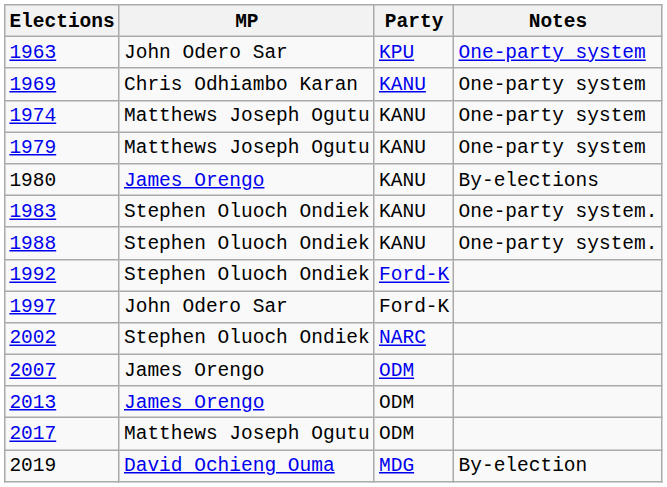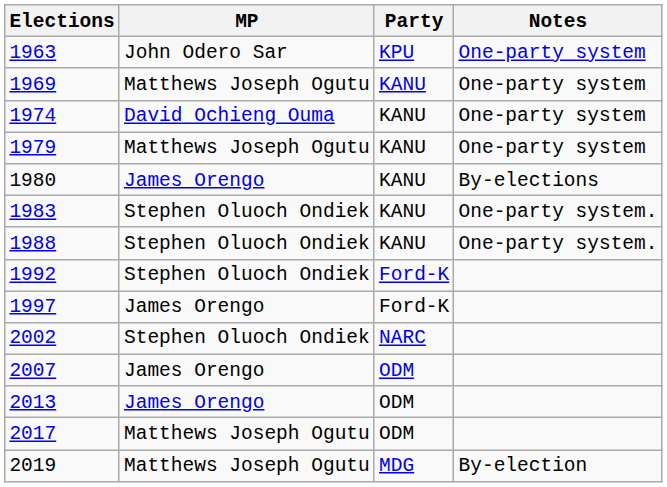(241, 84) Chris Odhiambo Karan -> (247, 84) Matthews Joseph Ogutu
(247, 116) Matthews Joseph Ogutu -> (229, 116) David Ochieng Ouma
(206, 307) John Odero Sar -> (194, 307) James Orengo
(229, 466) David Ochieng Ouma -> (247, 466) Matthews Joseph Ogutu
